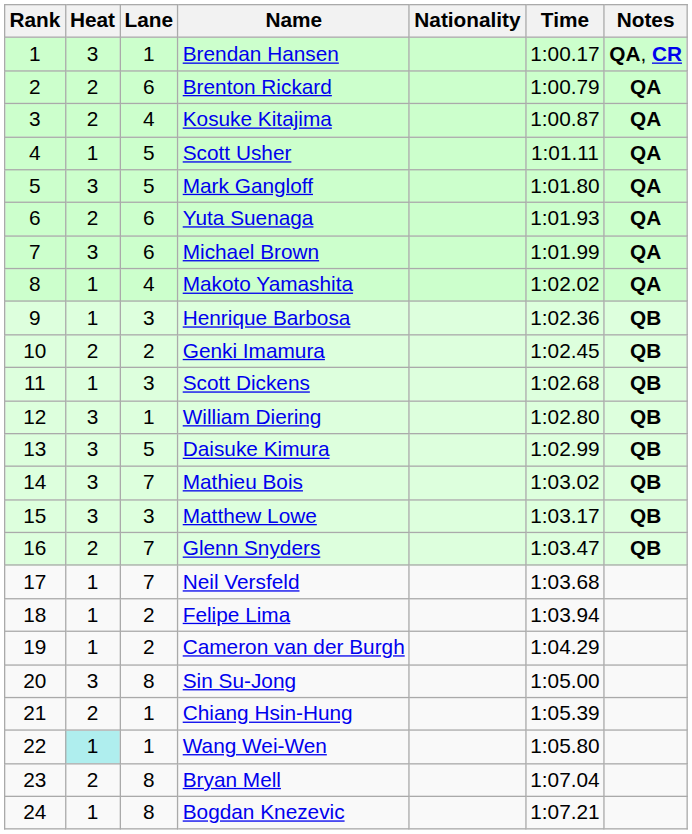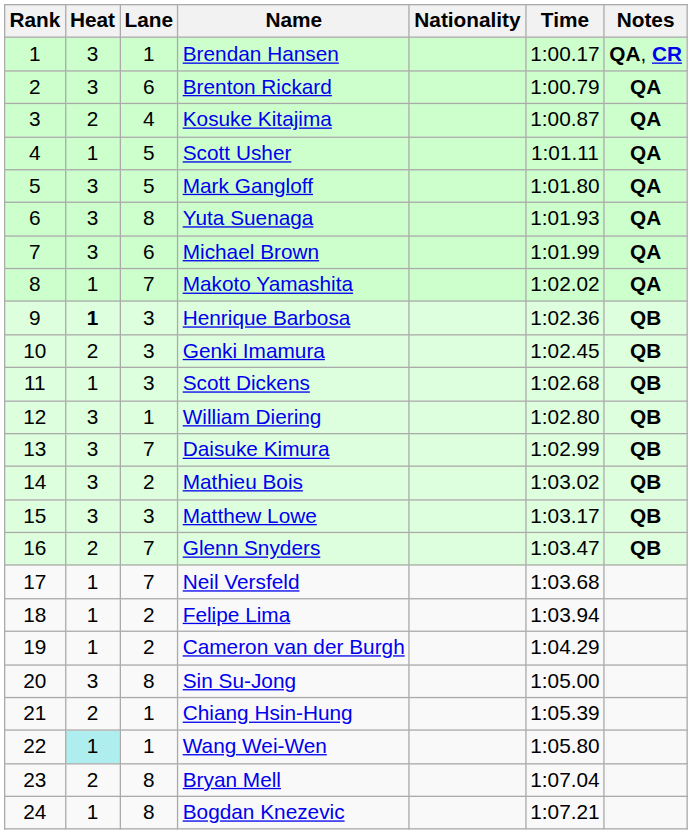(92, 86) 2 -> (92, 86) 3
(92, 218) 2 -> (92, 218) 3
(149, 218) 6 -> (149, 218) 8
(149, 284) 4 -> (149, 284) 7
(92, 317) normal -> (92, 317) bold
(149, 350) 2 -> (149, 350) 3
(149, 449) 5 -> (149, 449) 7
(149, 482) 7 -> (149, 482) 2
